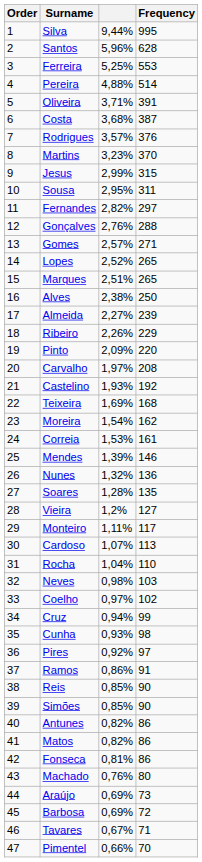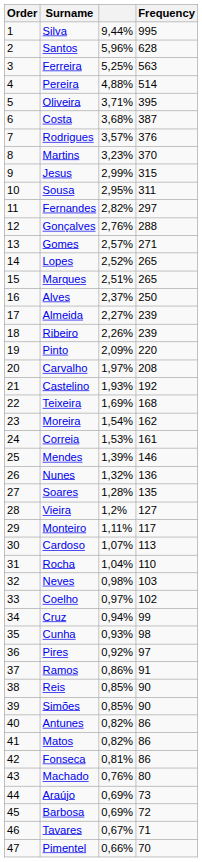(148, 66) 553 -> (148, 66) 563
(148, 102) 391 -> (148, 102) 395
(117, 297) 2,38% -> (117, 297) 2,37%
(148, 333) 229 -> (148, 333) 239
